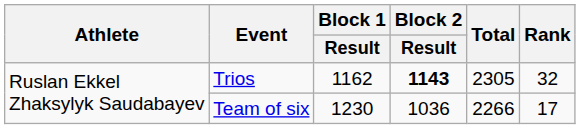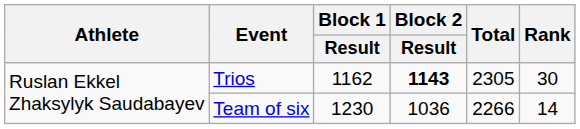(547, 78) 32 -> (547, 78) 30
(547, 108) 17 -> (547, 108) 14
